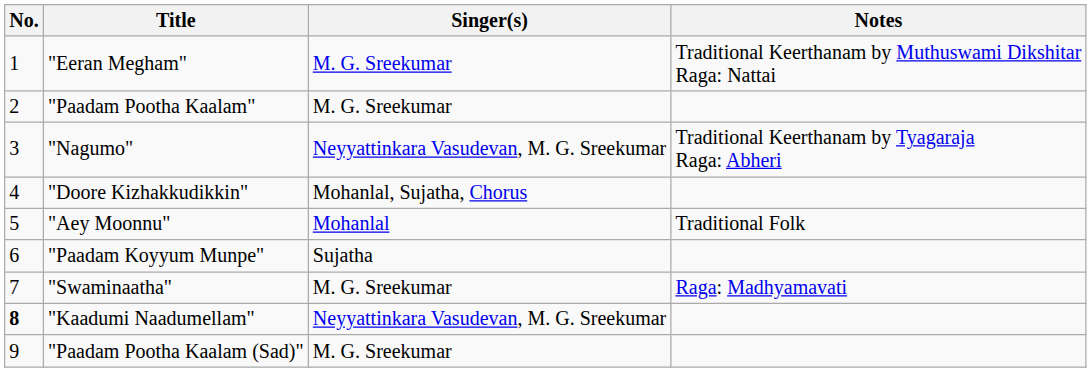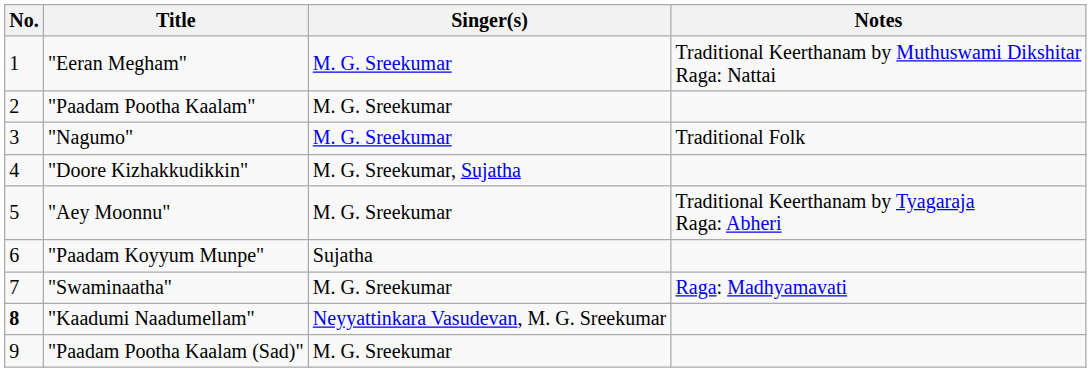(490, 149) Neyyattinkara Vasudevan, M. G. Sreekumar -> (382, 138) M. G. Sreekumar
(825, 149) Traditional Keerthanam by Tyagaraja Raga: Abheri -> (740, 138) Traditional Folk
(420, 192) Mohanlal, Sujatha, Chorus -> (417, 169) M. G. Sreekumar, Sujatha
(351, 223) Mohanlal -> (382, 212) M. G. Sreekumar
(740, 223) Traditional Folk -> (825, 212) Traditional Keerthanam by Tyagaraja Raga: Abheri
